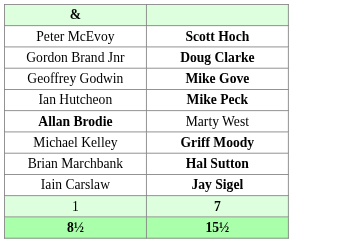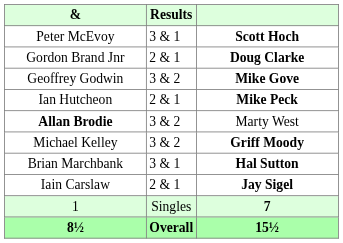+ column: (171, 15)
